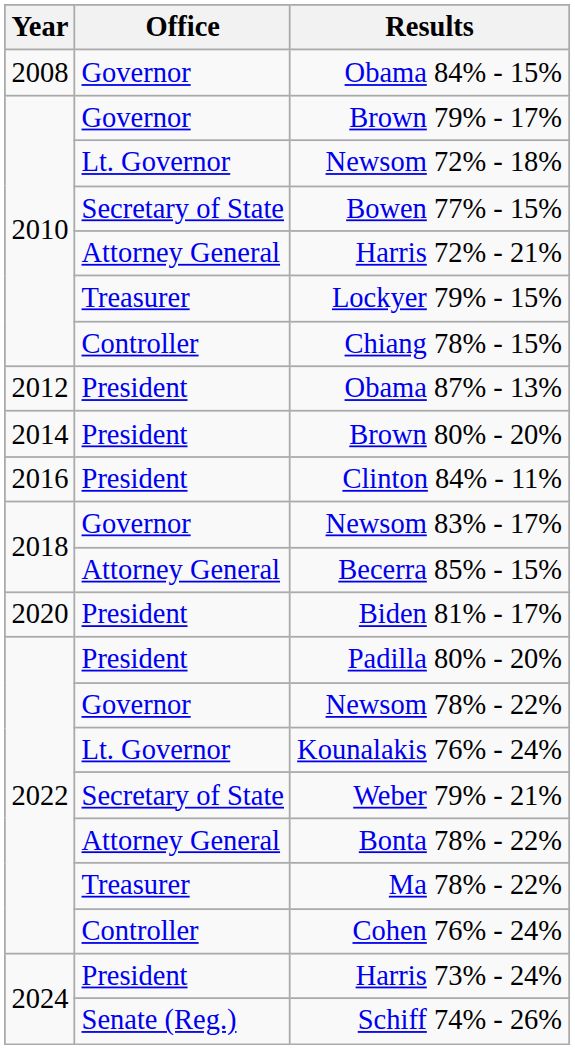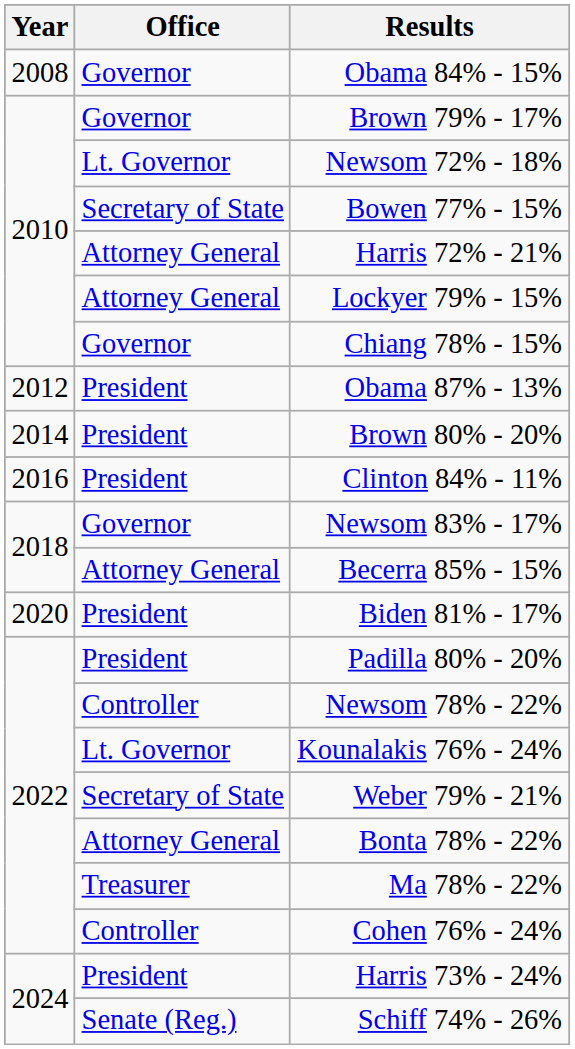(136, 298) Treasurer -> (181, 298) Attorney General
(140, 343) Controller -> (136, 343) Governor
(136, 704) Governor -> (140, 704) Controller
